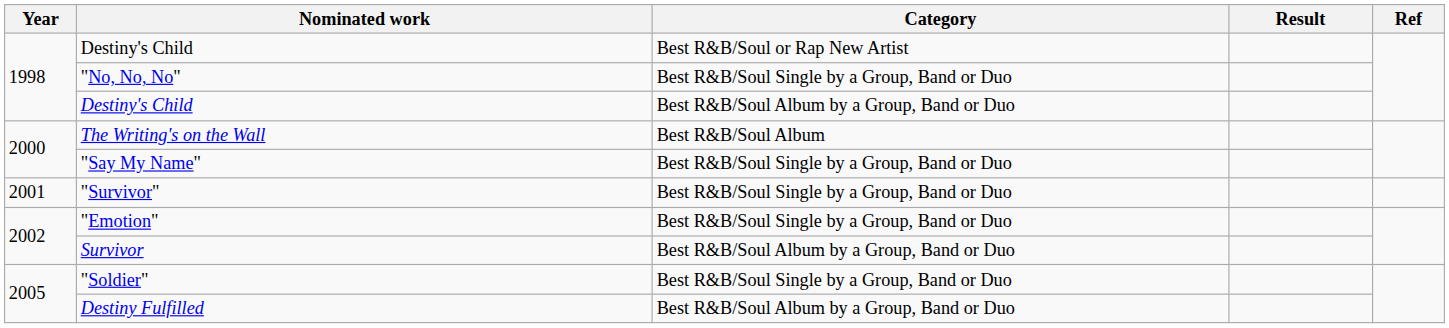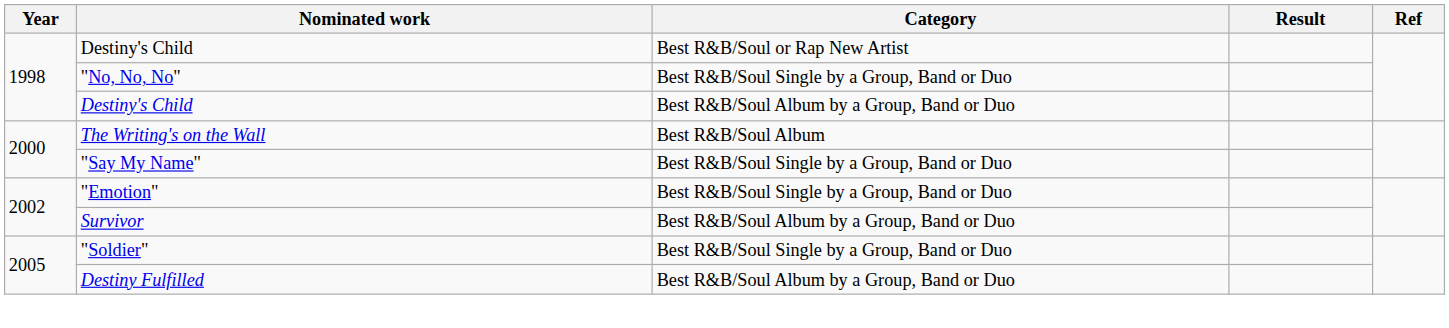- row: (120, 192)
